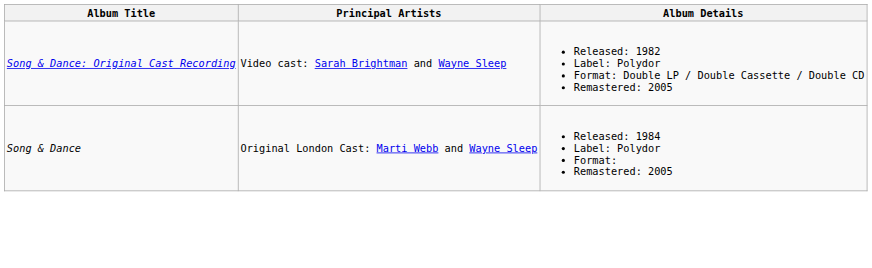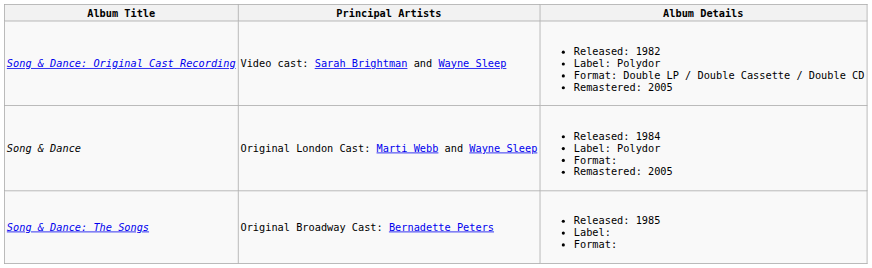+ row: (78, 227)
